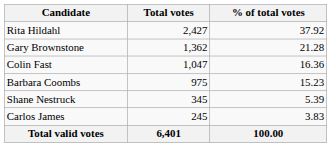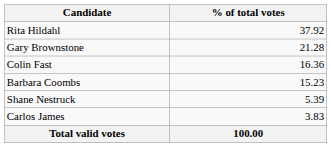- column: (169, 13)
